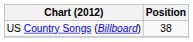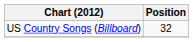(166, 28) 38 -> (166, 28) 32
